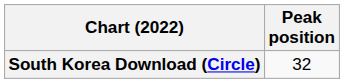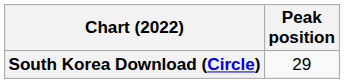(302, 64) 32 -> (302, 64) 29
